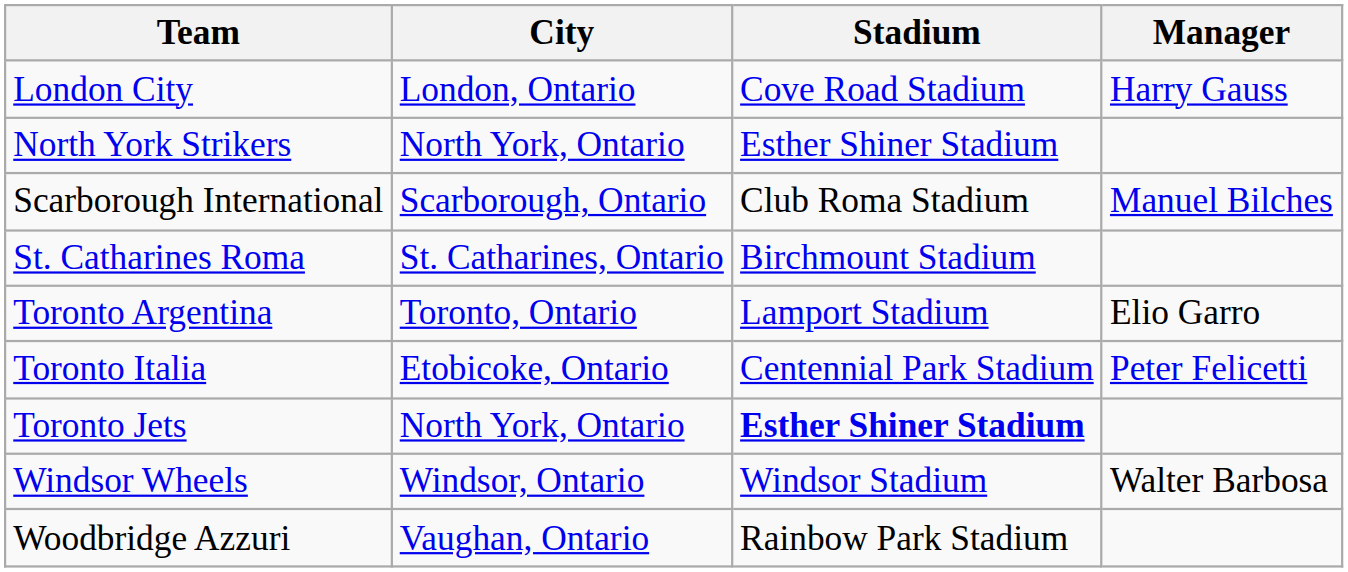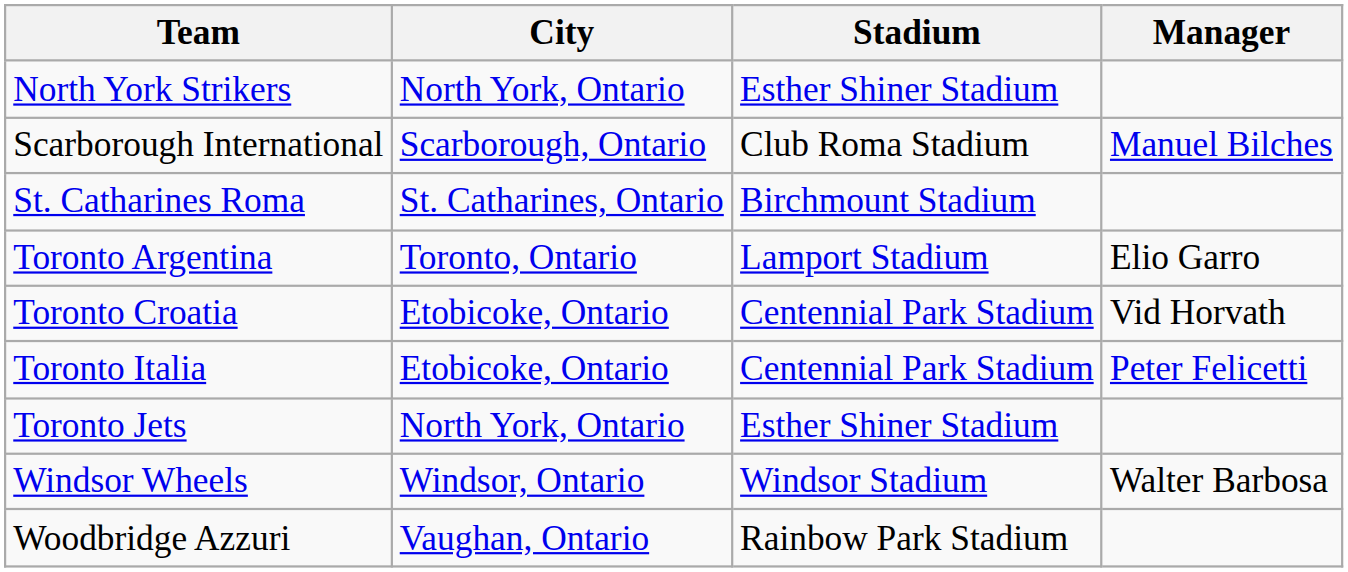- row: (103, 88)
+ row: (125, 312)
(912, 425) bold -> (899, 425) normal
